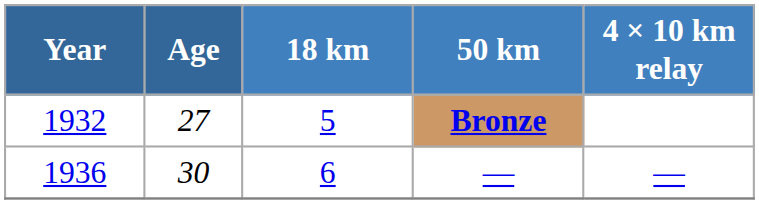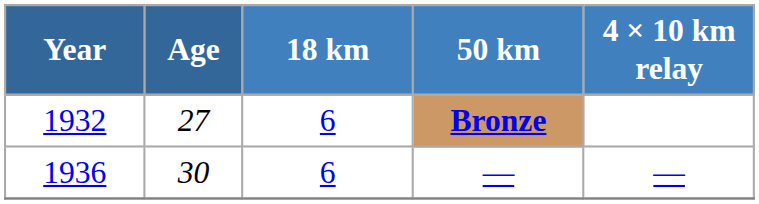(328, 120) 5 -> (328, 120) 6
